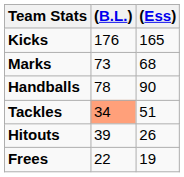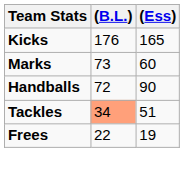(148, 64) 68 -> (148, 64) 60
(102, 87) 78 -> (102, 87) 72
- row: (34, 135)
